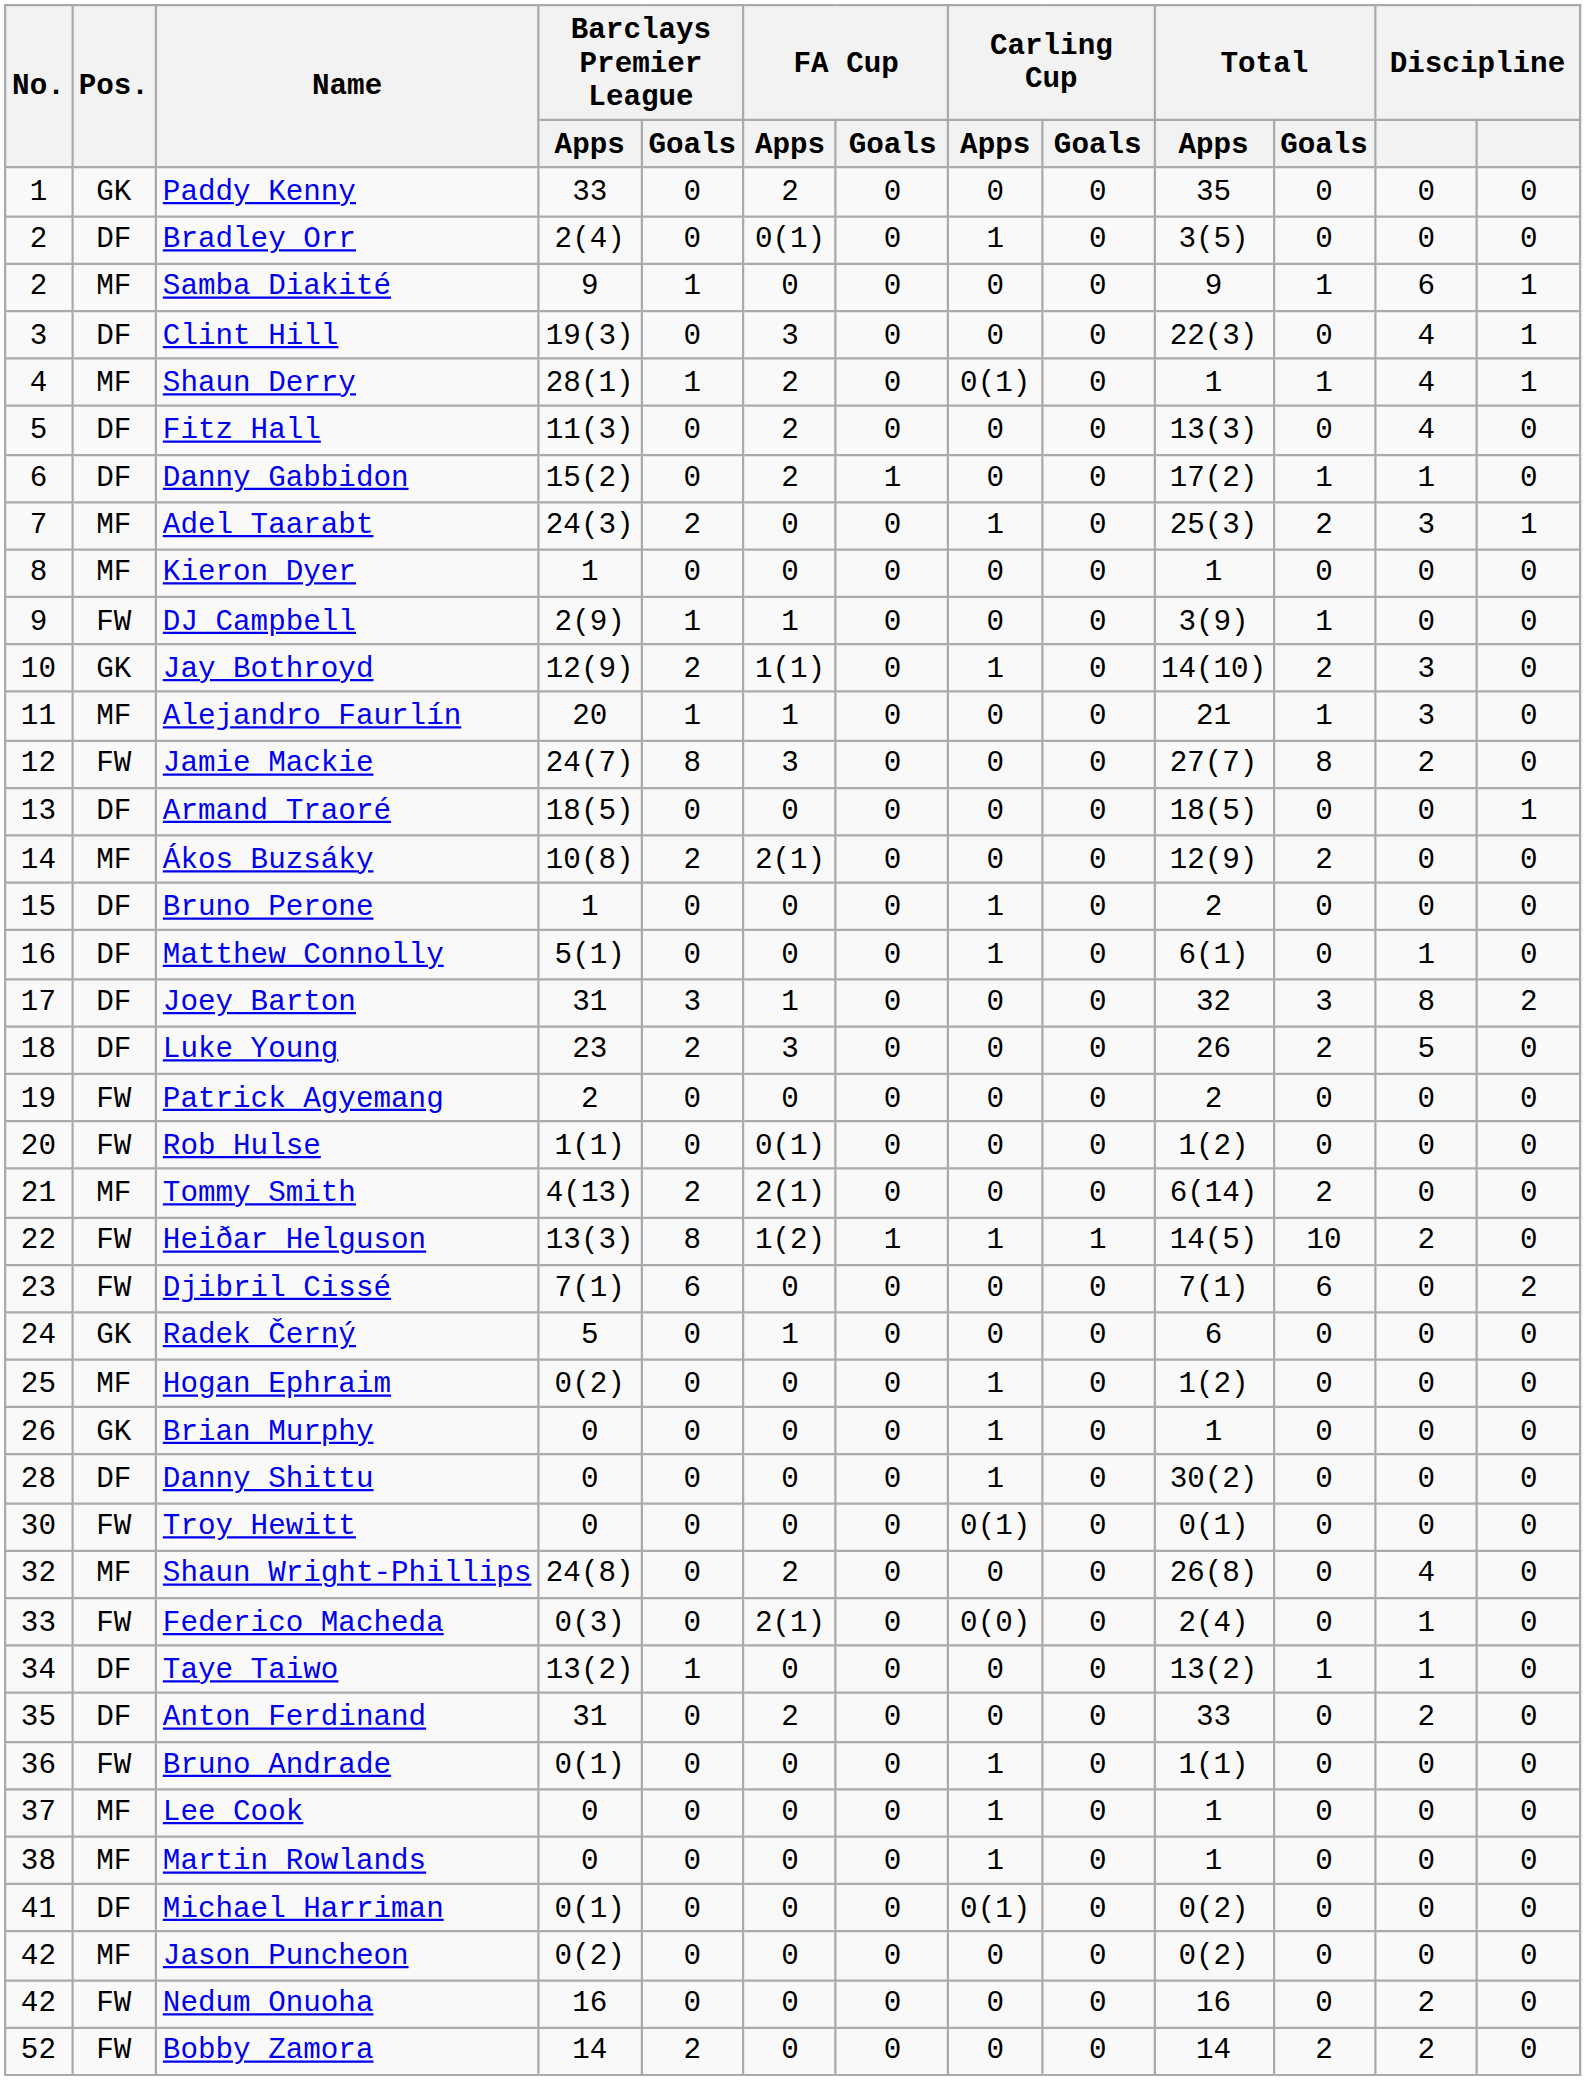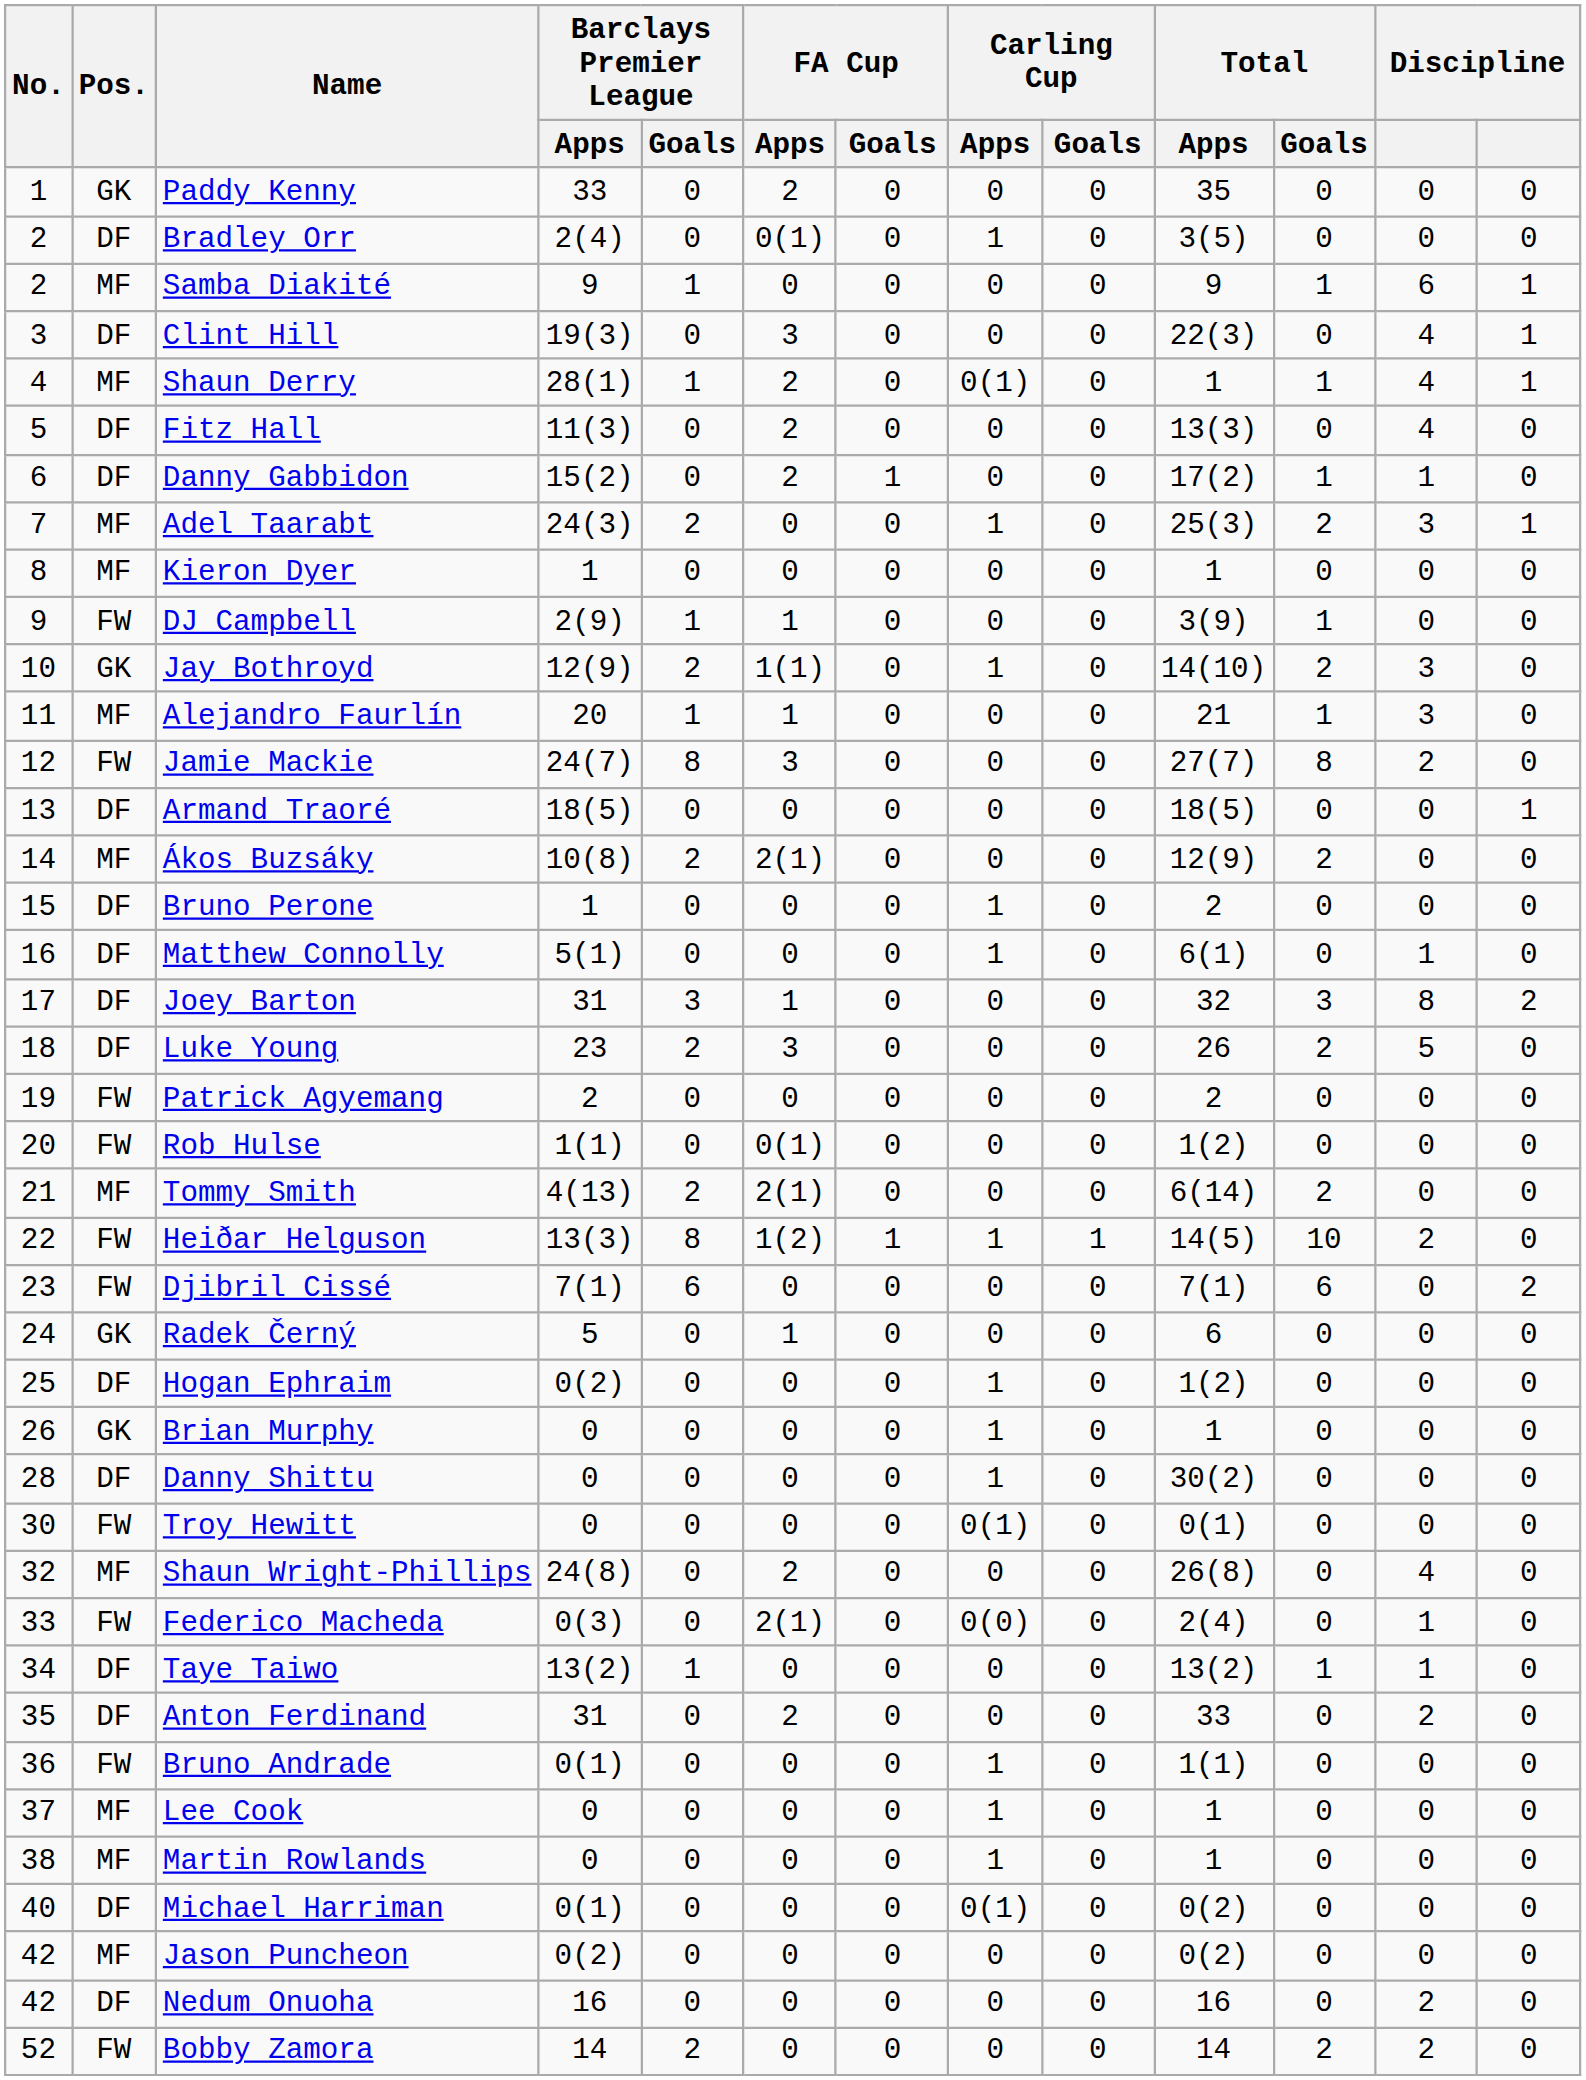(114, 1384) MF -> (114, 1384) DF
(38, 1908) 41 -> (38, 1908) 40
(114, 2003) FW -> (114, 2003) DF
